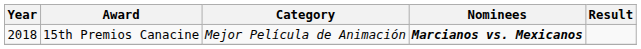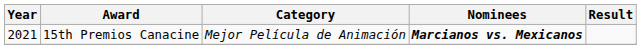(22, 35) 2018 -> (22, 35) 2021
